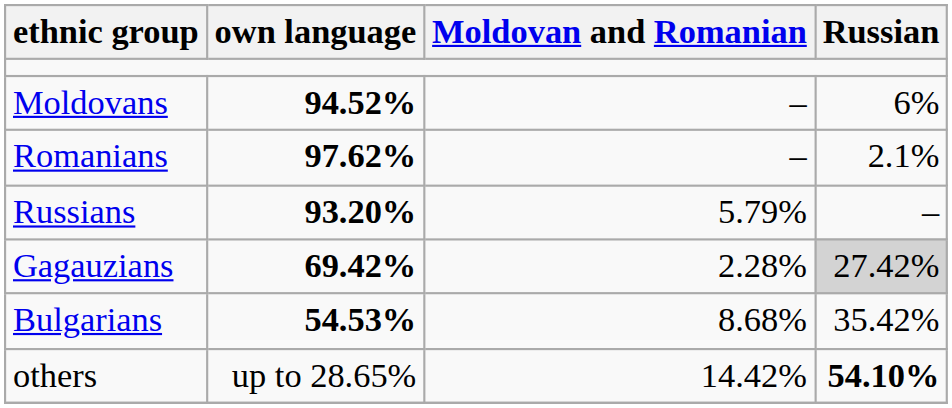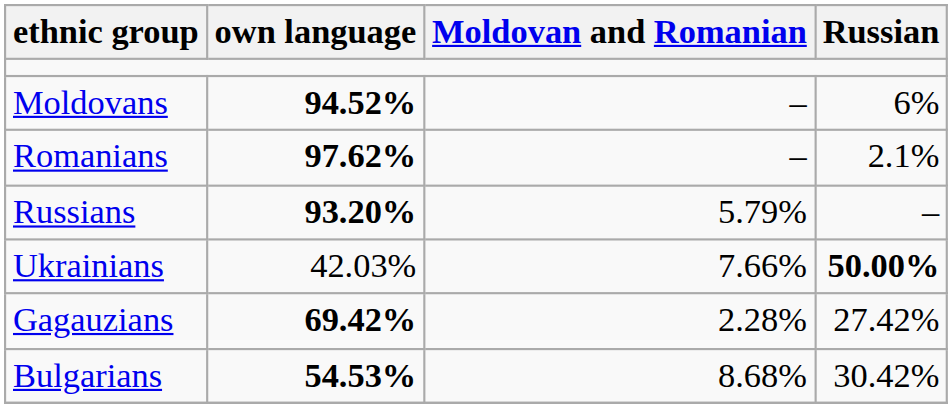+ row: (88, 265)
(886, 265) lightgrey background -> (886, 320) no background
(886, 320) 35.42% -> (886, 374) 30.42%
- row: (55, 374)
